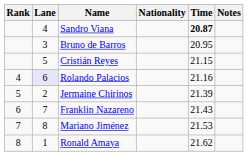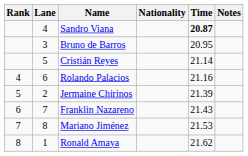(201, 61) 21.15 -> (201, 61) 21.14
(45, 77) lavender background -> (45, 77) no background
